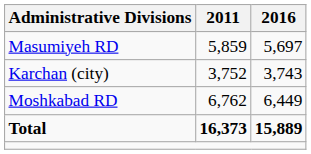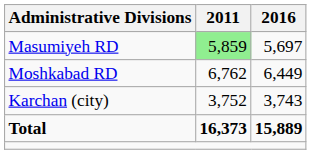(227, 45) no background -> (227, 45) lightgreen background
rows swapped: (63, 100) <-> (59, 73)
